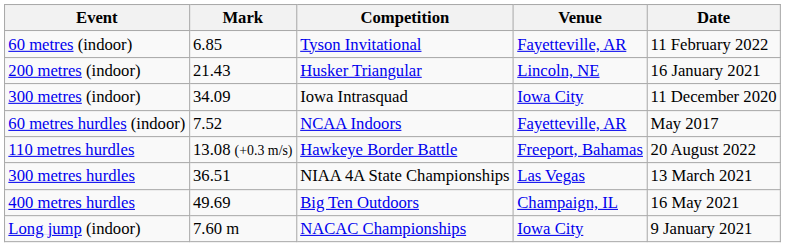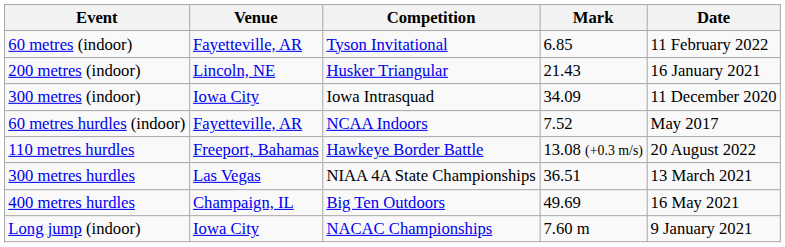columns swapped: (243, 17) <-> (580, 17)
